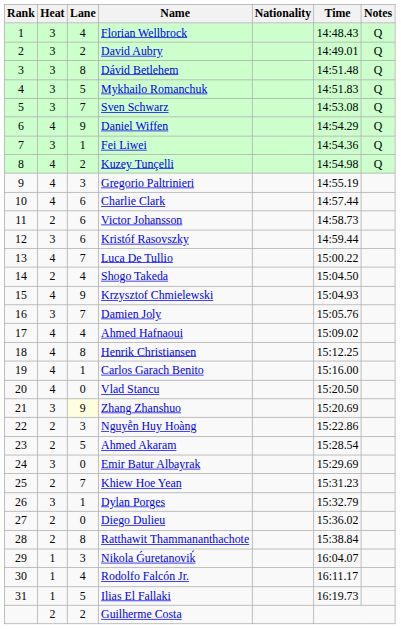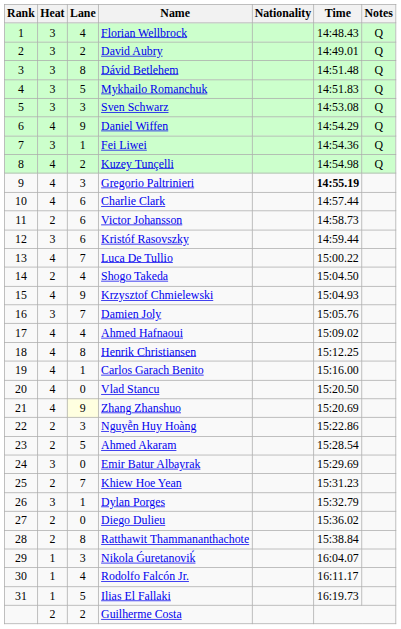(83, 107) 7 -> (83, 107) 3
(338, 182) normal -> (338, 182) bold
(52, 408) 3 -> (52, 408) 4
